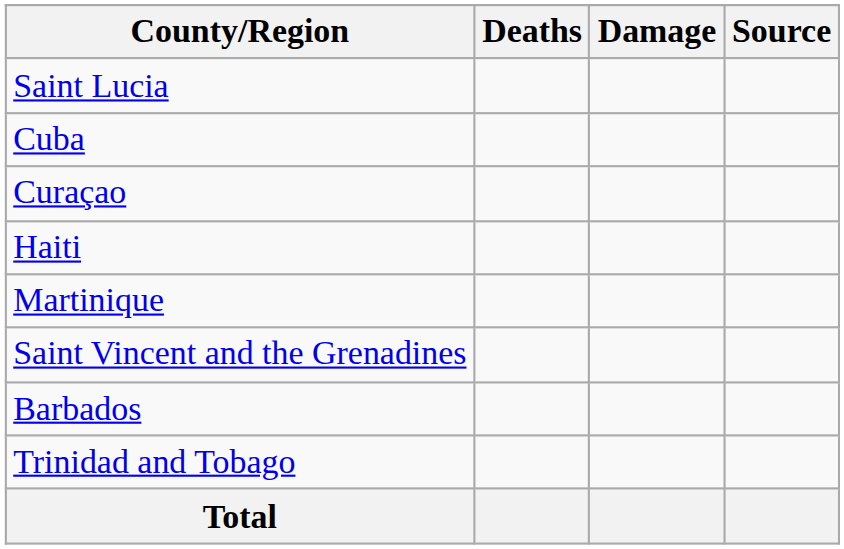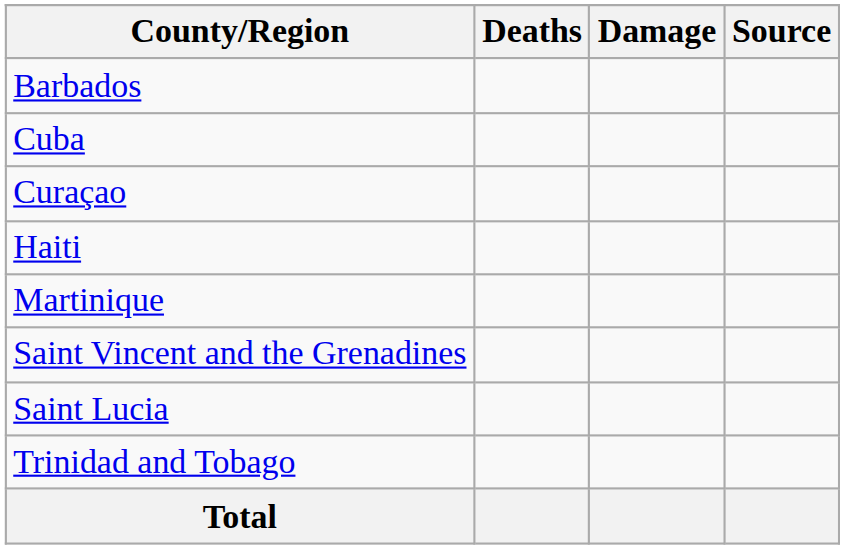rows swapped: (77, 407) <-> (91, 85)
